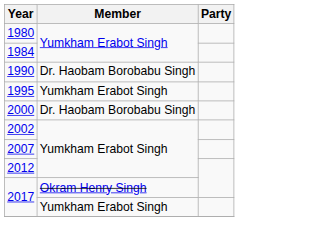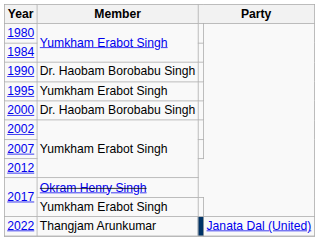+ row: (21, 226)
